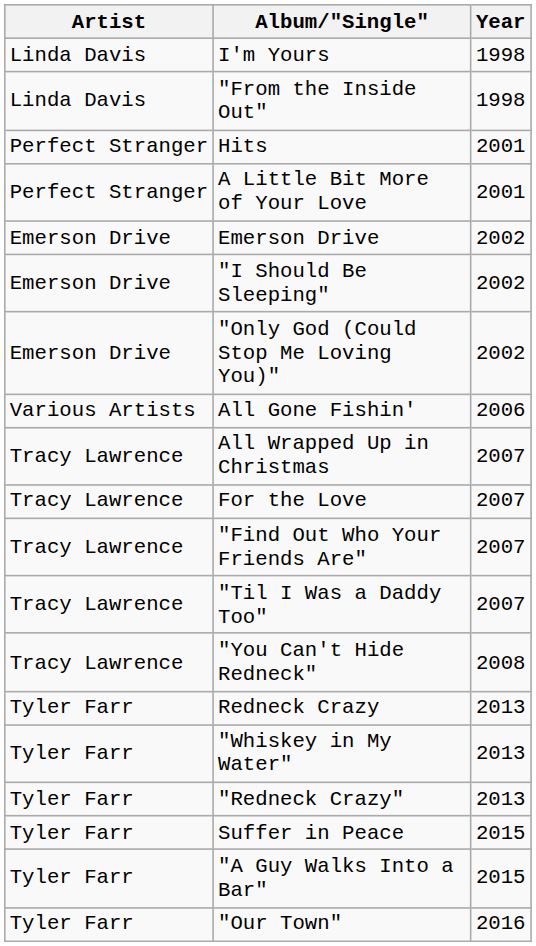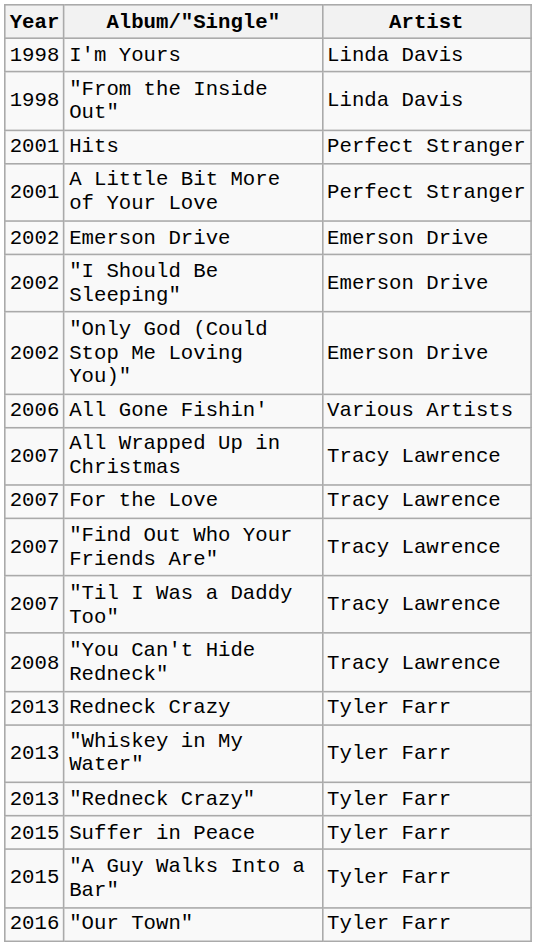columns swapped: (501, 22) <-> (109, 22)
